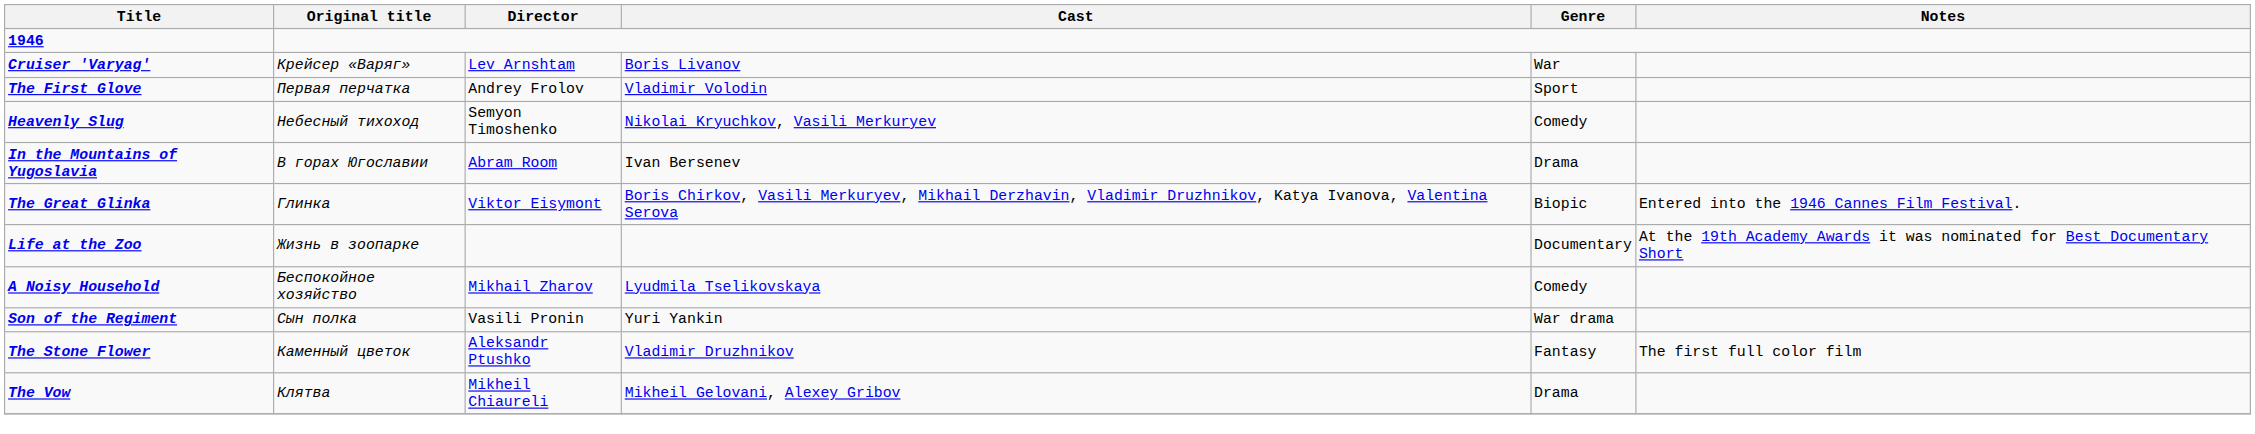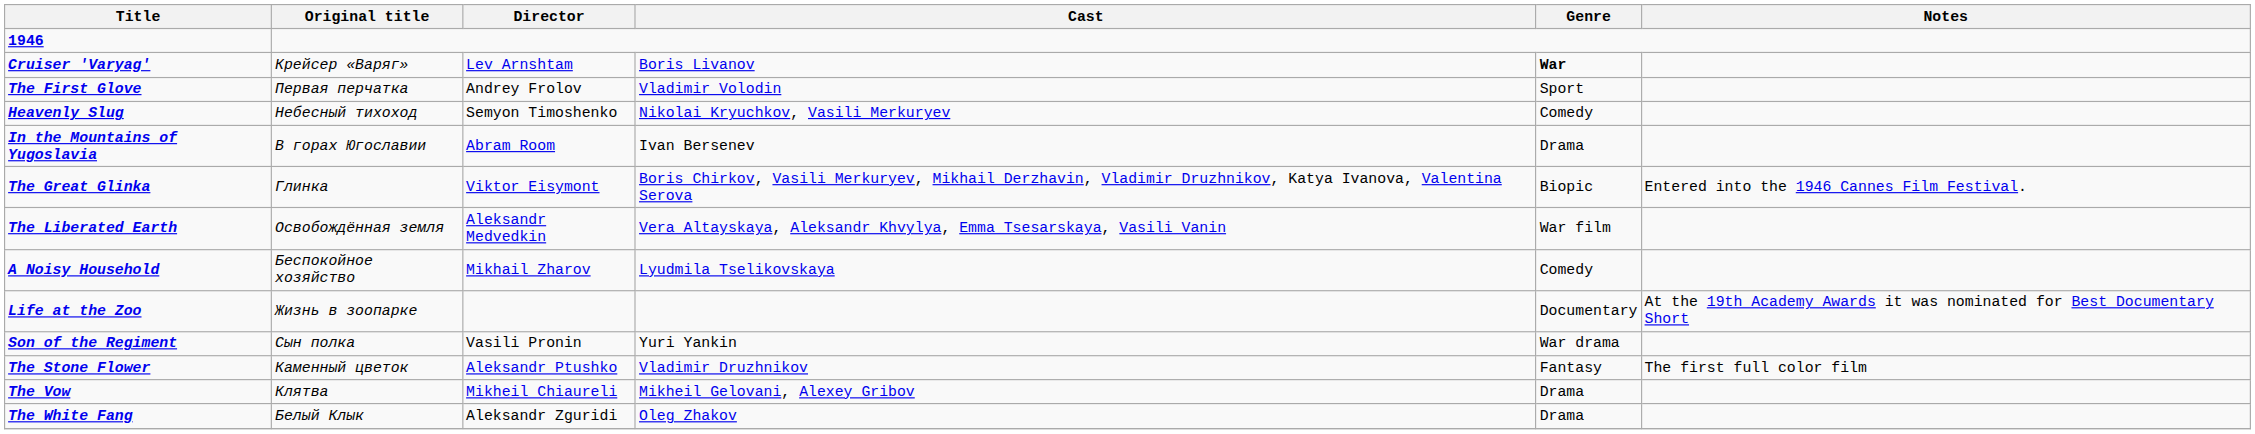(1547, 65) normal -> (1553, 65) bold
+ row: (93, 228)
rows swapped: (75, 246) <-> (84, 287)
+ row: (70, 416)
